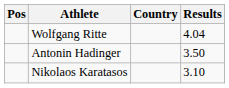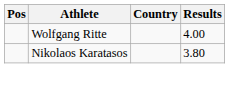(194, 33) 4.04 -> (194, 33) 4.00
- row: (76, 53)
(194, 72) 3.10 -> (194, 53) 3.80
